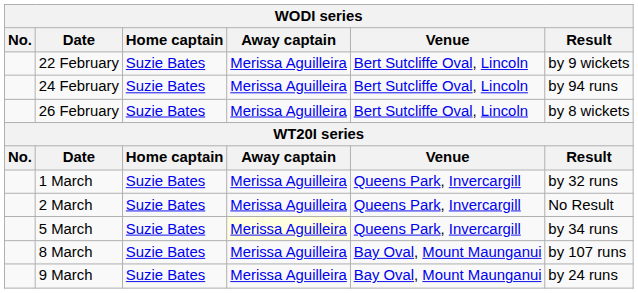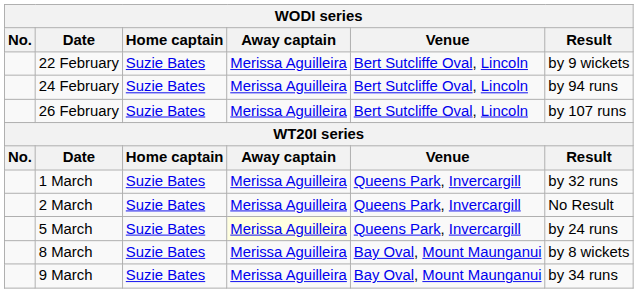(589, 110) by 8 wickets -> (587, 110) by 107 runs
(583, 228) by 34 runs -> (583, 228) by 24 runs
(587, 252) by 107 runs -> (589, 252) by 8 wickets
(583, 275) by 24 runs -> (583, 275) by 34 runs
